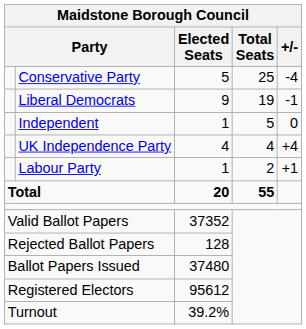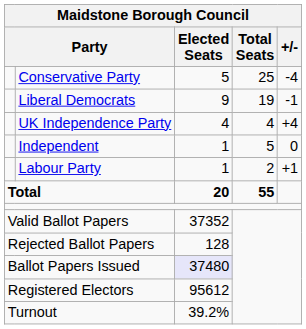rows swapped: (58, 123) <-> (95, 146)
(209, 267) no background -> (209, 267) lavender background
